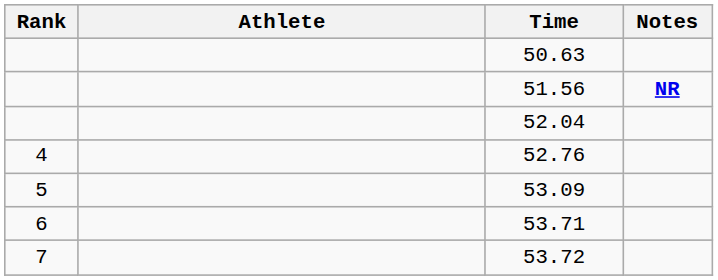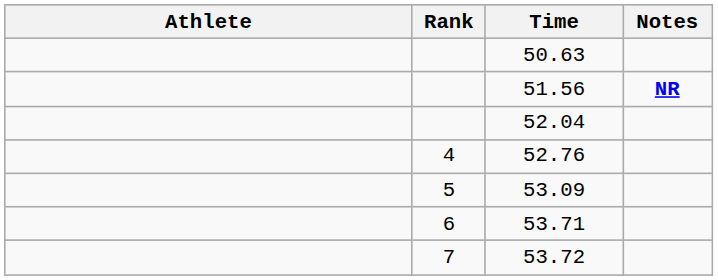columns swapped: (42, 22) <-> (282, 22)
